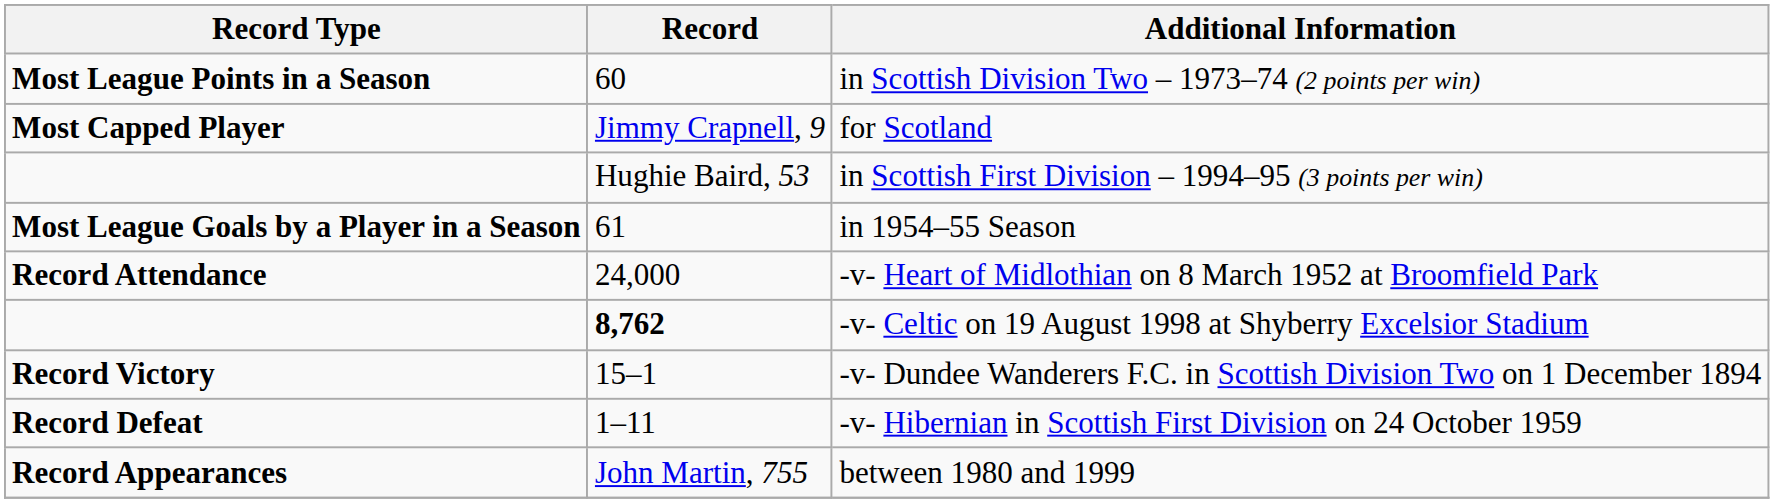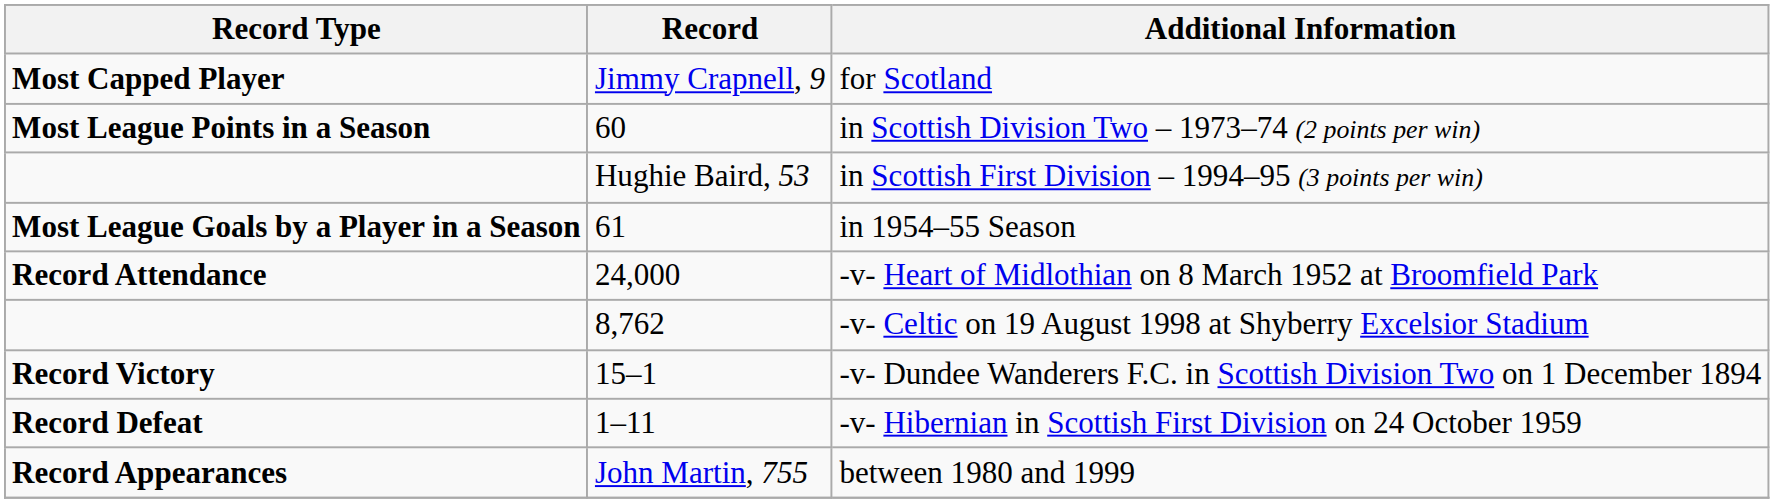rows swapped: (916, 127) <-> (1160, 78)
(630, 324) bold -> (630, 324) normal
